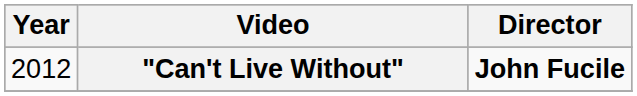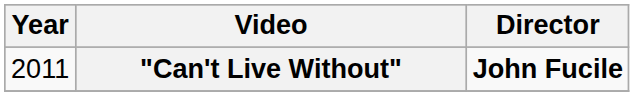(41, 68) 2012 -> (40, 68) 2011
